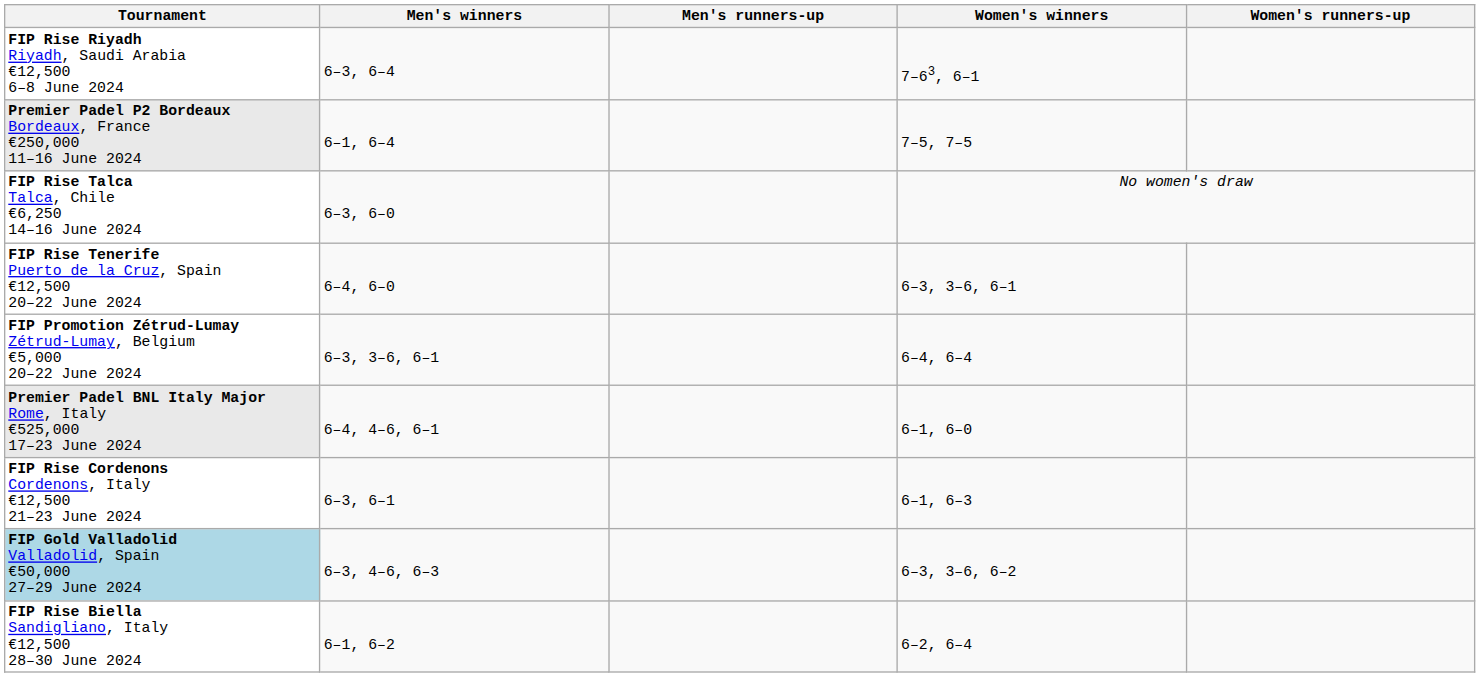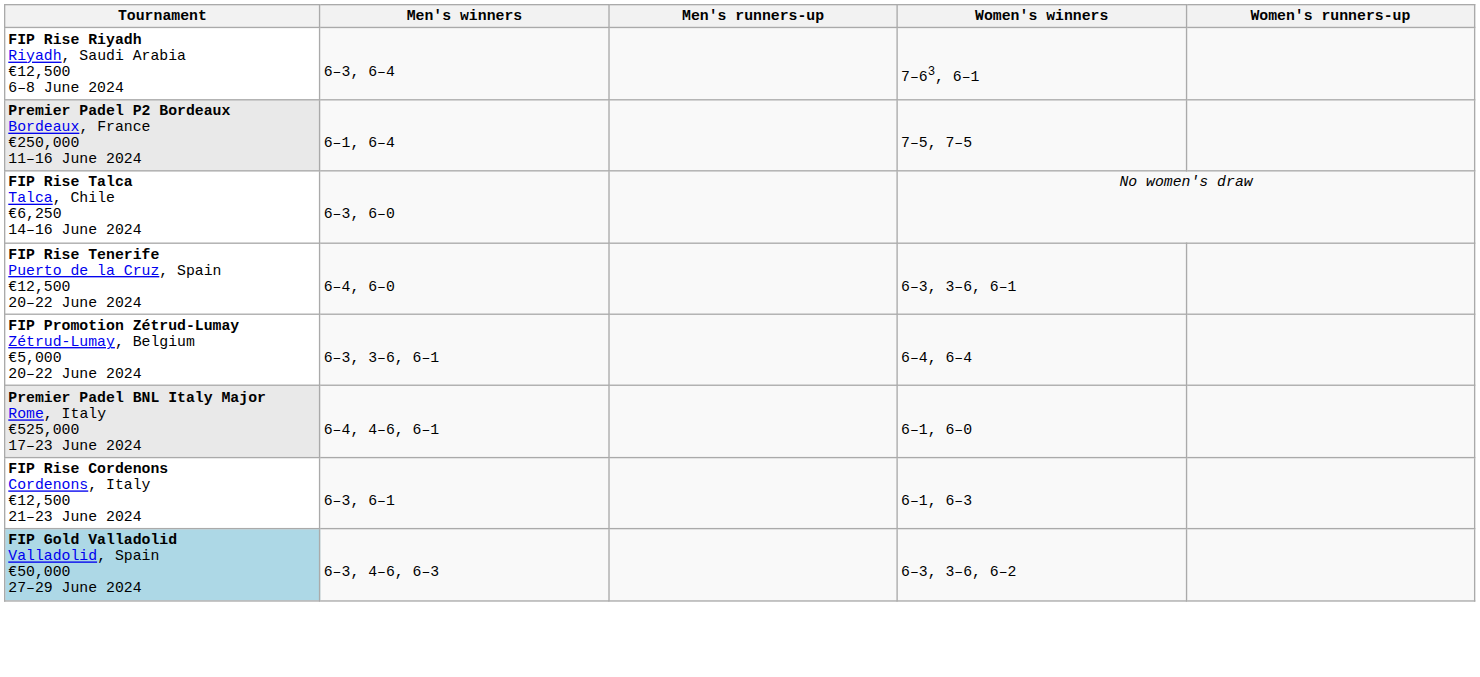- row: (88, 636)
